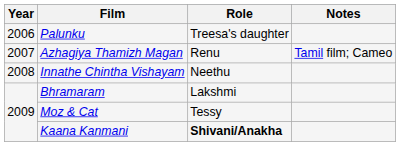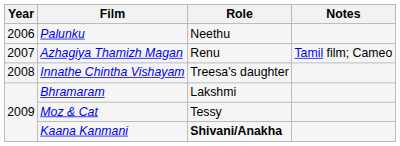(240, 33) Treesa's daughter -> (210, 33) Neethu
(210, 72) Neethu -> (240, 72) Treesa's daughter
